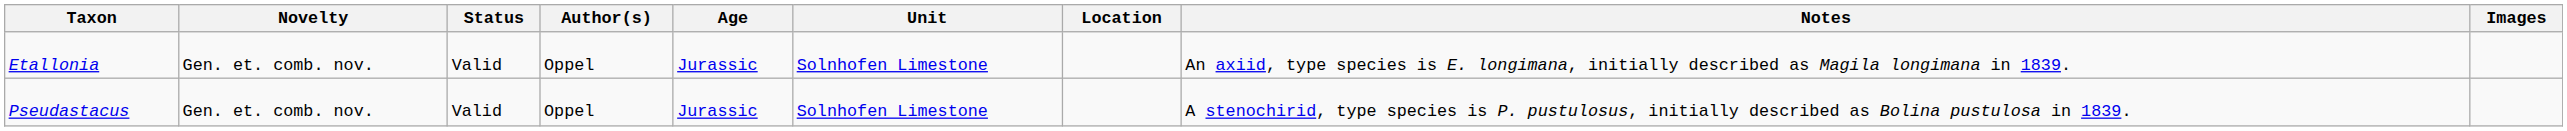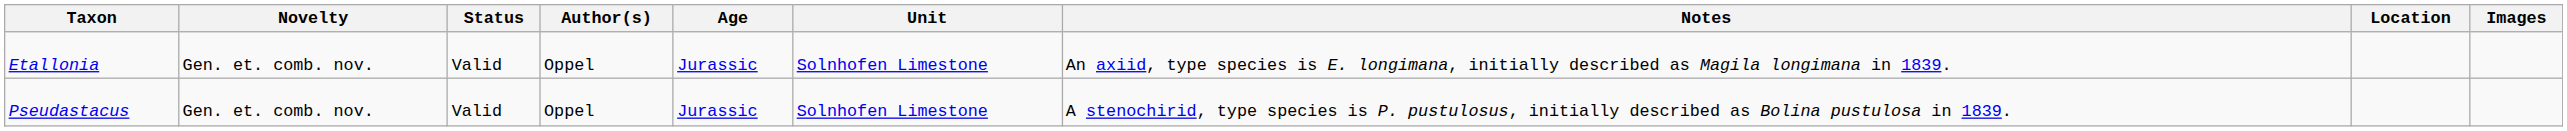columns swapped: (1122, 18) <-> (1826, 18)
